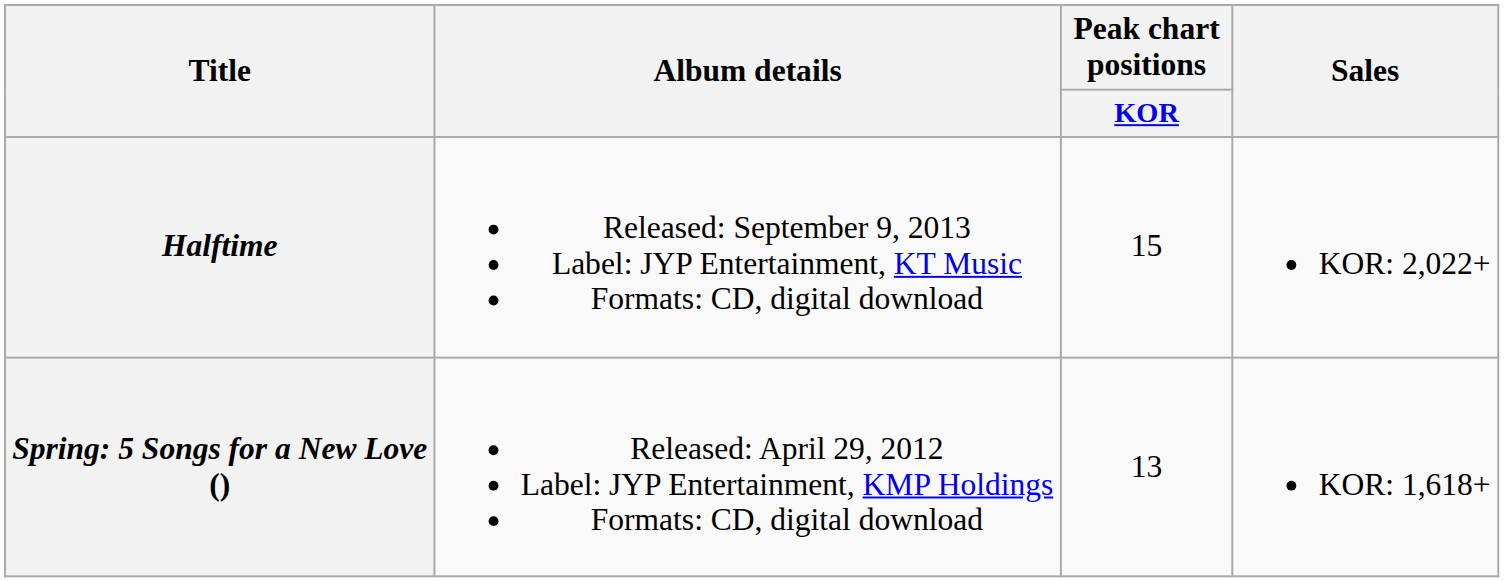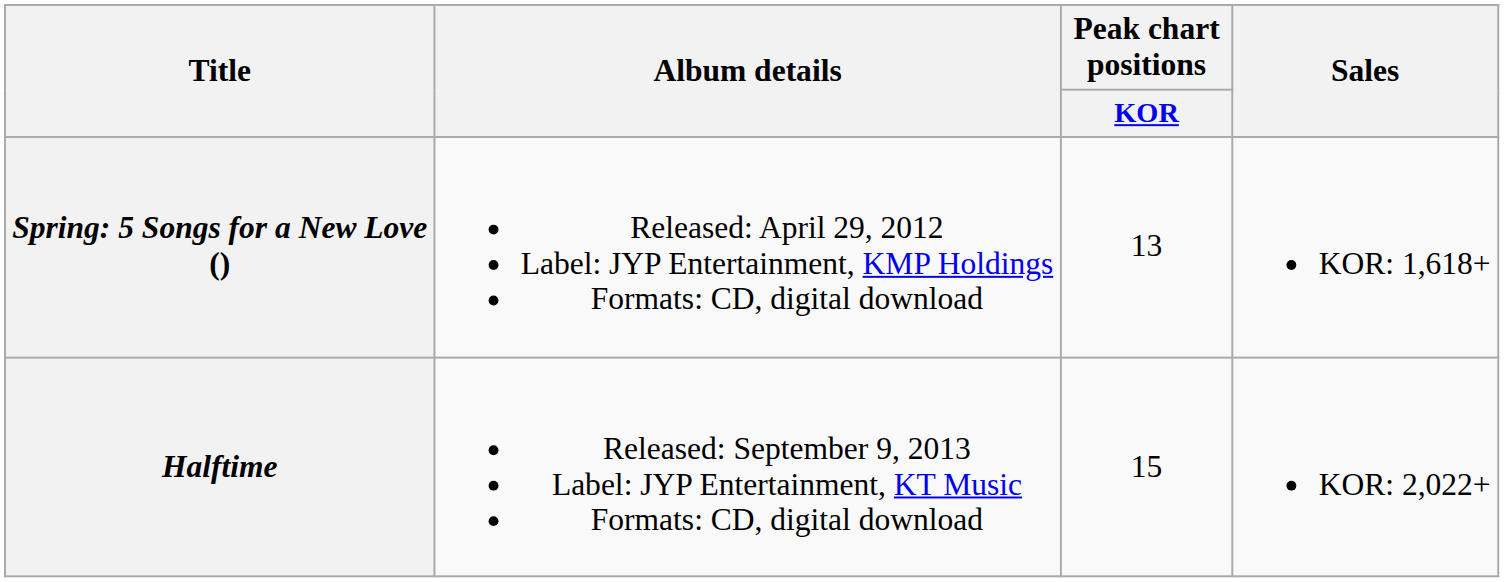rows swapped: (220, 465) <-> (220, 246)
